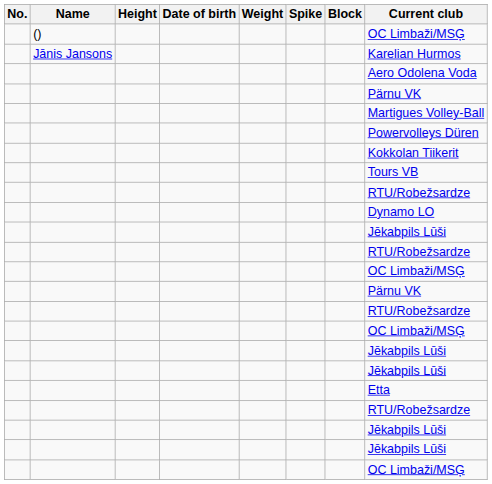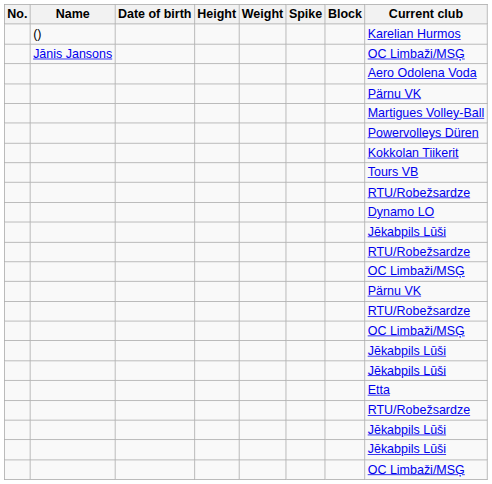columns swapped: (199, 14) <-> (137, 14)
(416, 34) OC Limbaži/MSĢ -> (414, 34) Karelian Hurmos
(414, 53) Karelian Hurmos -> (416, 53) OC Limbaži/MSĢ
